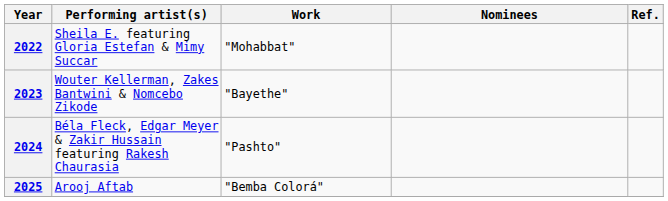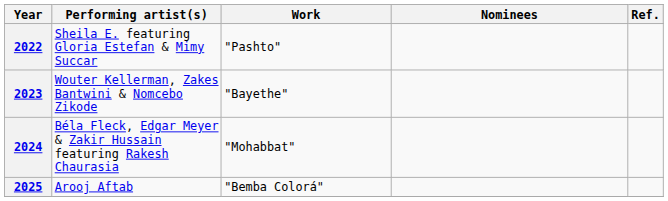(260, 47) "Mohabbat" -> (253, 47) "Pashto"
(253, 147) "Pashto" -> (260, 147) "Mohabbat"
